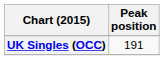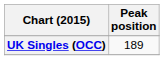(134, 45) 191 -> (134, 45) 189
